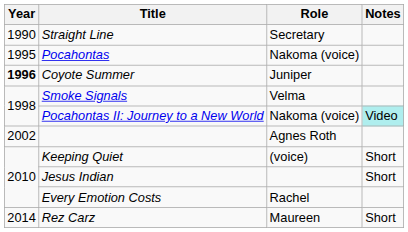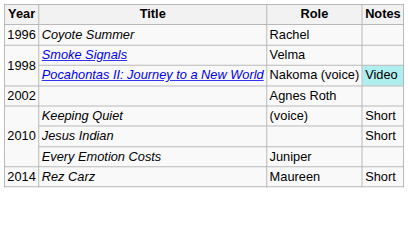- row: (78, 34)
- row: (76, 55)
(22, 75) bold -> (22, 34) normal
(291, 75) Juniper -> (290, 34) Rachel
(290, 197) Rachel -> (291, 156) Juniper
